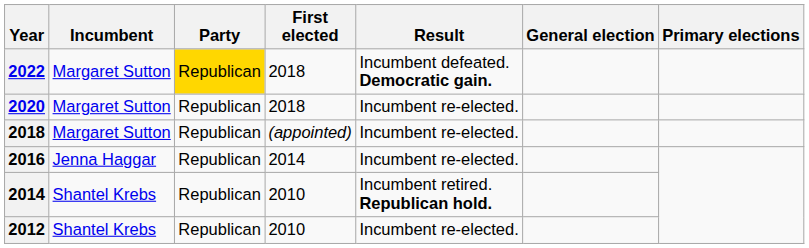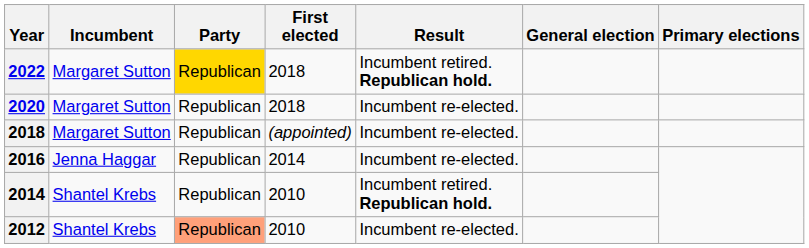(435, 71) Incumbent defeated. Democratic gain. -> (426, 71) Incumbent retired. Republican hold.
(220, 230) no background -> (220, 230) lightsalmon background
